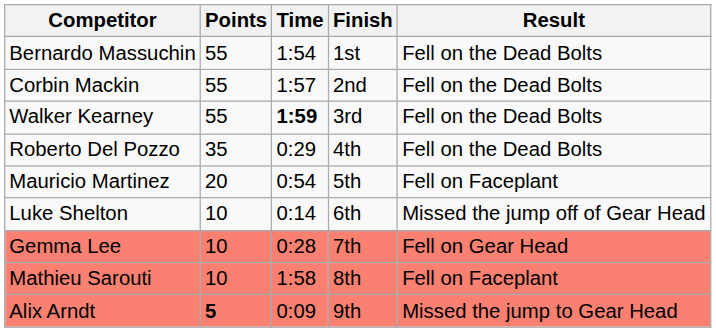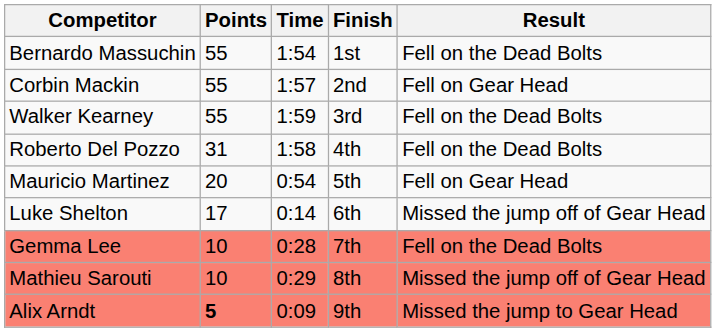(502, 85) Fell on the Dead Bolts -> (485, 85) Fell on Gear Head
(297, 117) bold -> (296, 117) normal
(216, 149) 35 -> (216, 149) 31
(296, 149) 0:29 -> (296, 149) 1:58
(480, 181) Fell on Faceplant -> (485, 181) Fell on Gear Head
(216, 213) 10 -> (216, 213) 17
(485, 246) Fell on Gear Head -> (502, 246) Fell on the Dead Bolts
(296, 278) 1:58 -> (296, 278) 0:29
(480, 278) Fell on Faceplant -> (554, 278) Missed the jump off of Gear Head
